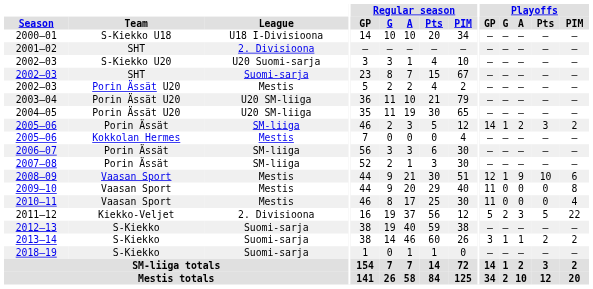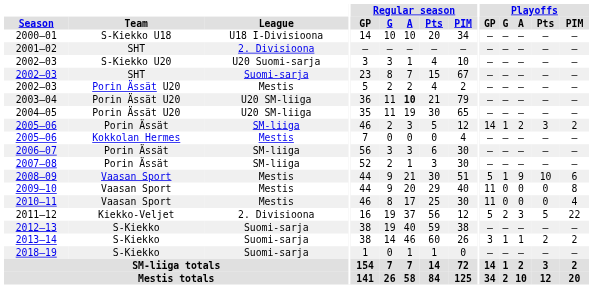(410, 100) normal -> (410, 100) bold
(490, 176) 12 -> (490, 176) 5
